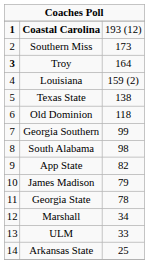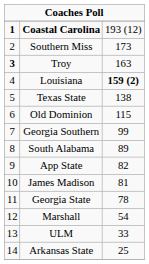(123, 64) 164 -> (123, 64) 163
(123, 81) normal -> (123, 81) bold
(123, 115) 118 -> (123, 115) 115
(123, 149) 98 -> (123, 149) 89
(123, 183) 79 -> (123, 183) 81
(123, 217) 34 -> (123, 217) 54
